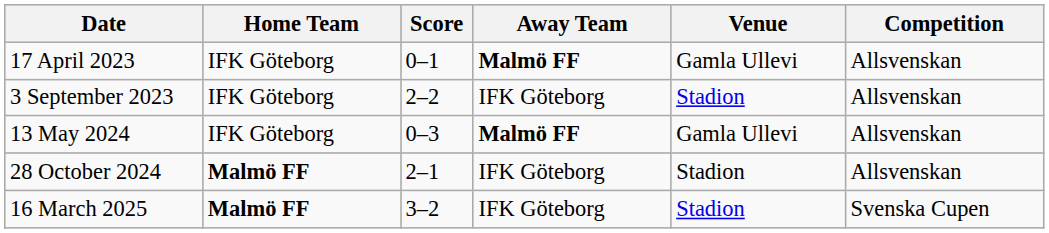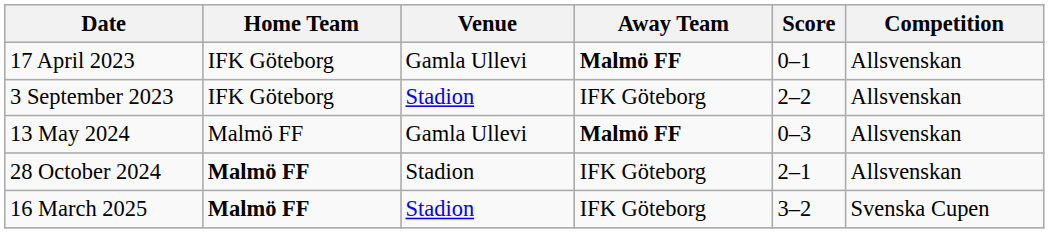columns swapped: (437, 23) <-> (758, 23)
(271, 134) IFK Göteborg -> (256, 134) Malmö FF
